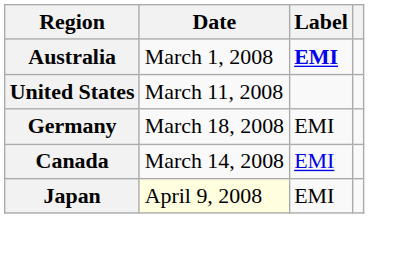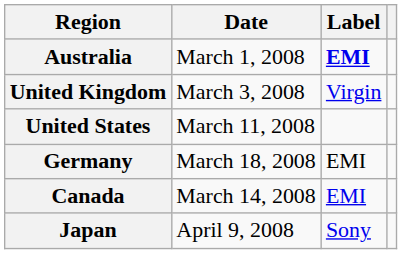+ row: (88, 91)
(203, 195) lightyellow background -> (235, 230) no background
(314, 195) EMI -> (348, 230) Sony
